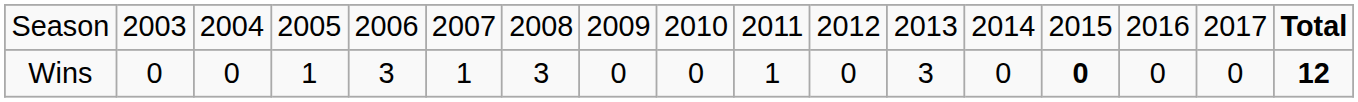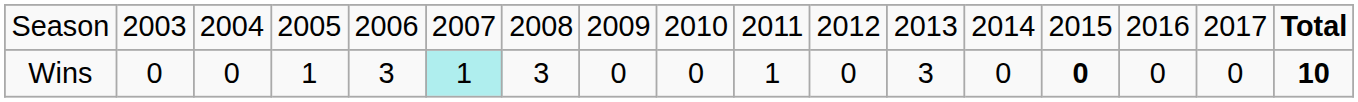(464, 73) no background -> (464, 73) paleturquoise background
(1314, 73) 12 -> (1314, 73) 10
